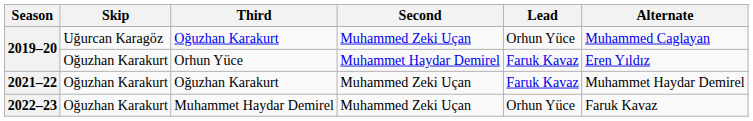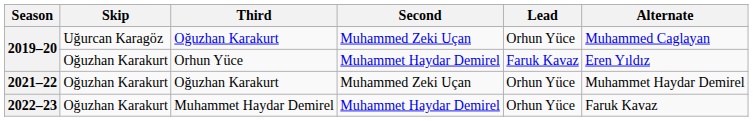(543, 82) Faruk Kavaz -> (541, 82) Orhun Yüce
(406, 104) Muhammed Zeki Uçan -> (420, 104) Muhammet Haydar Demirel
